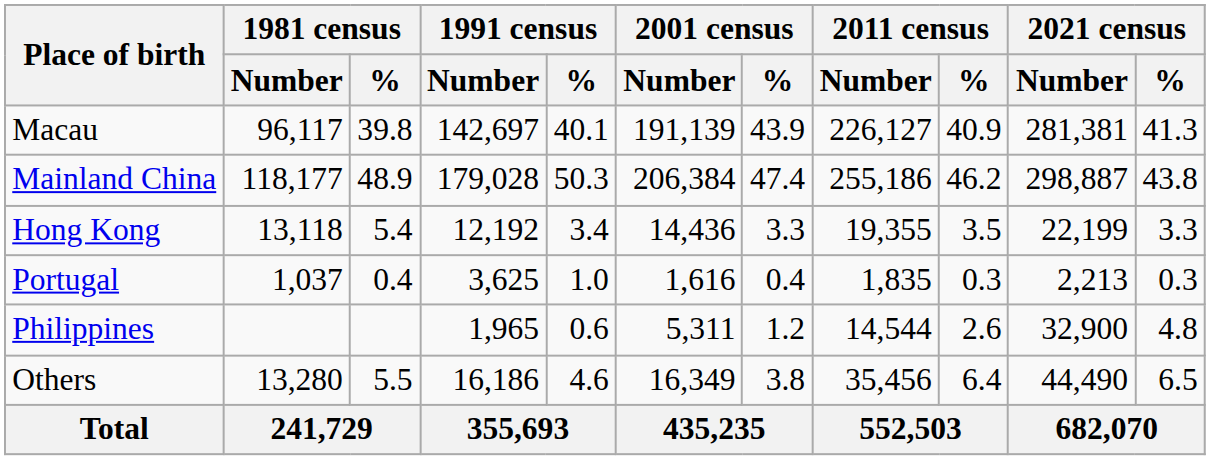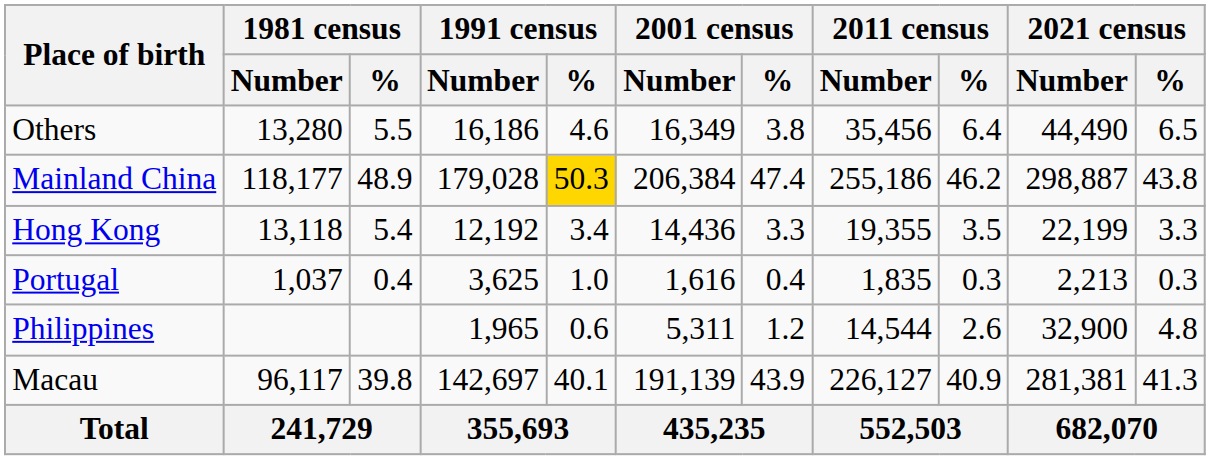rows swapped: (55, 129) <-> (54, 379)
(581, 179) no background -> (581, 179) gold background
